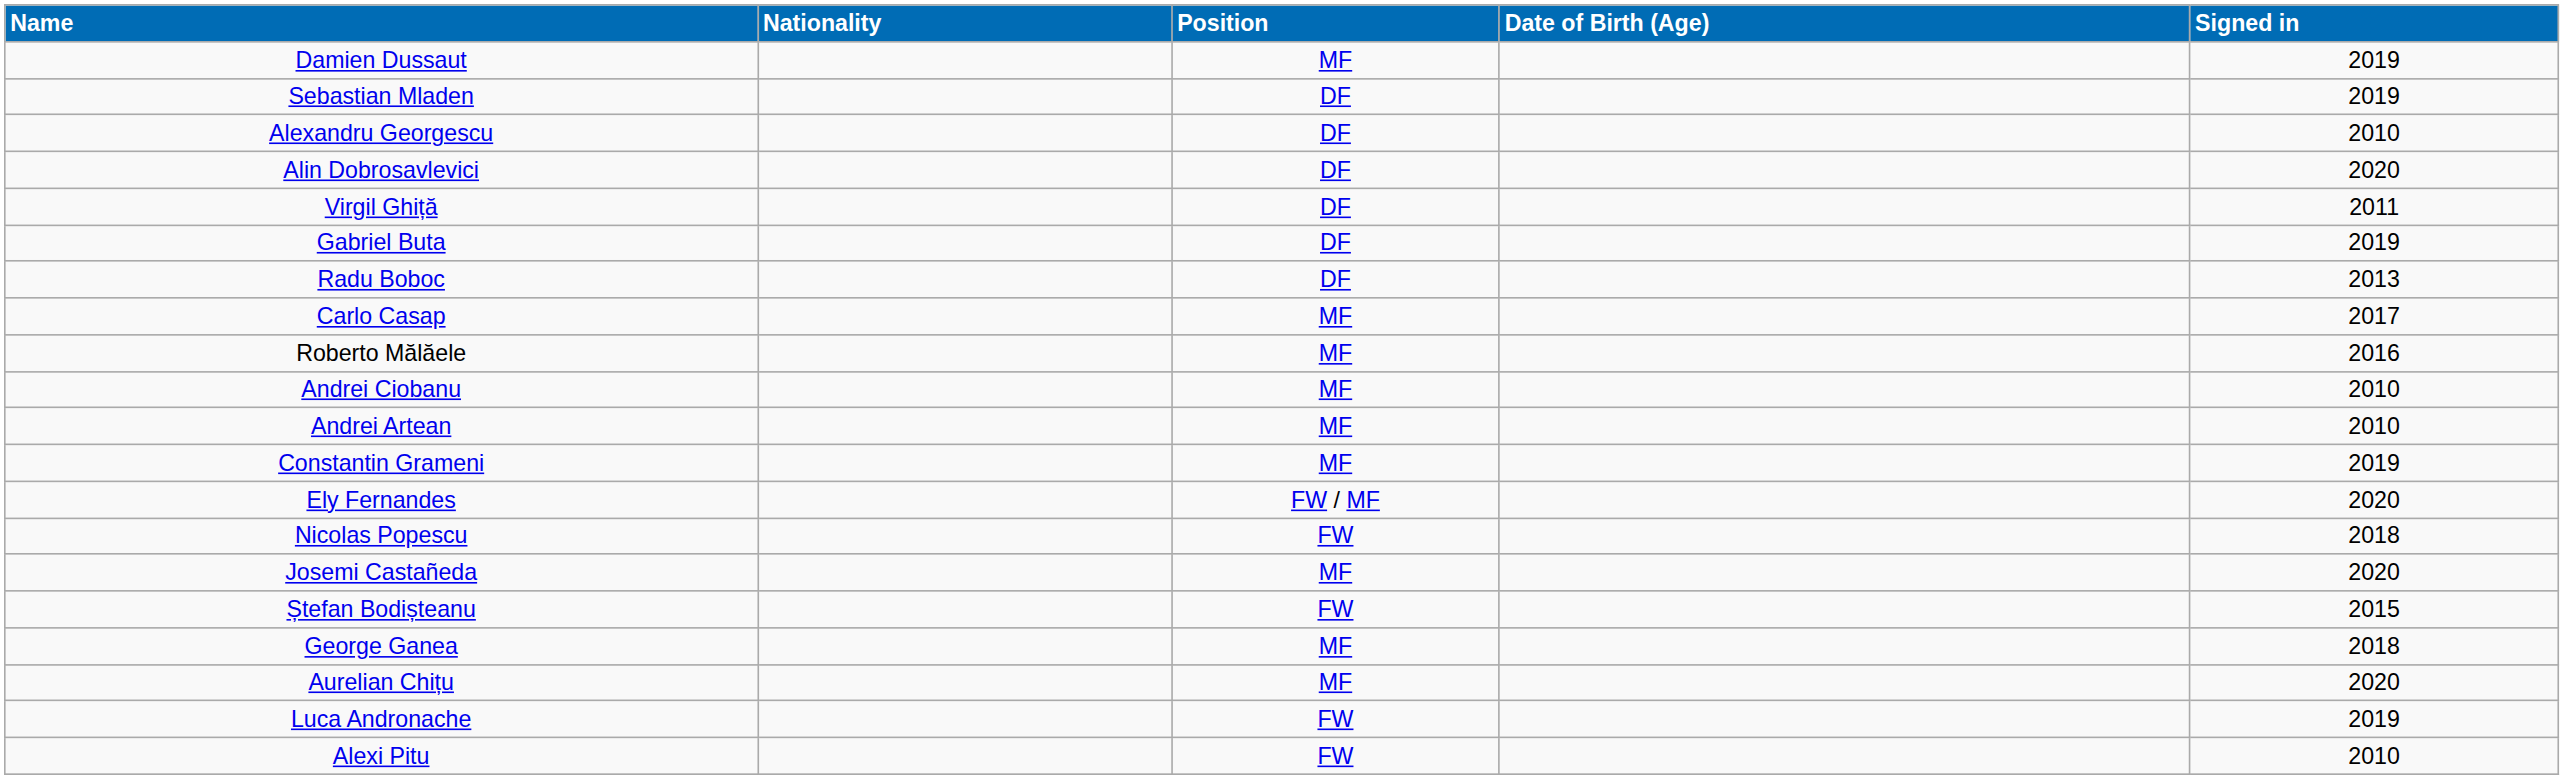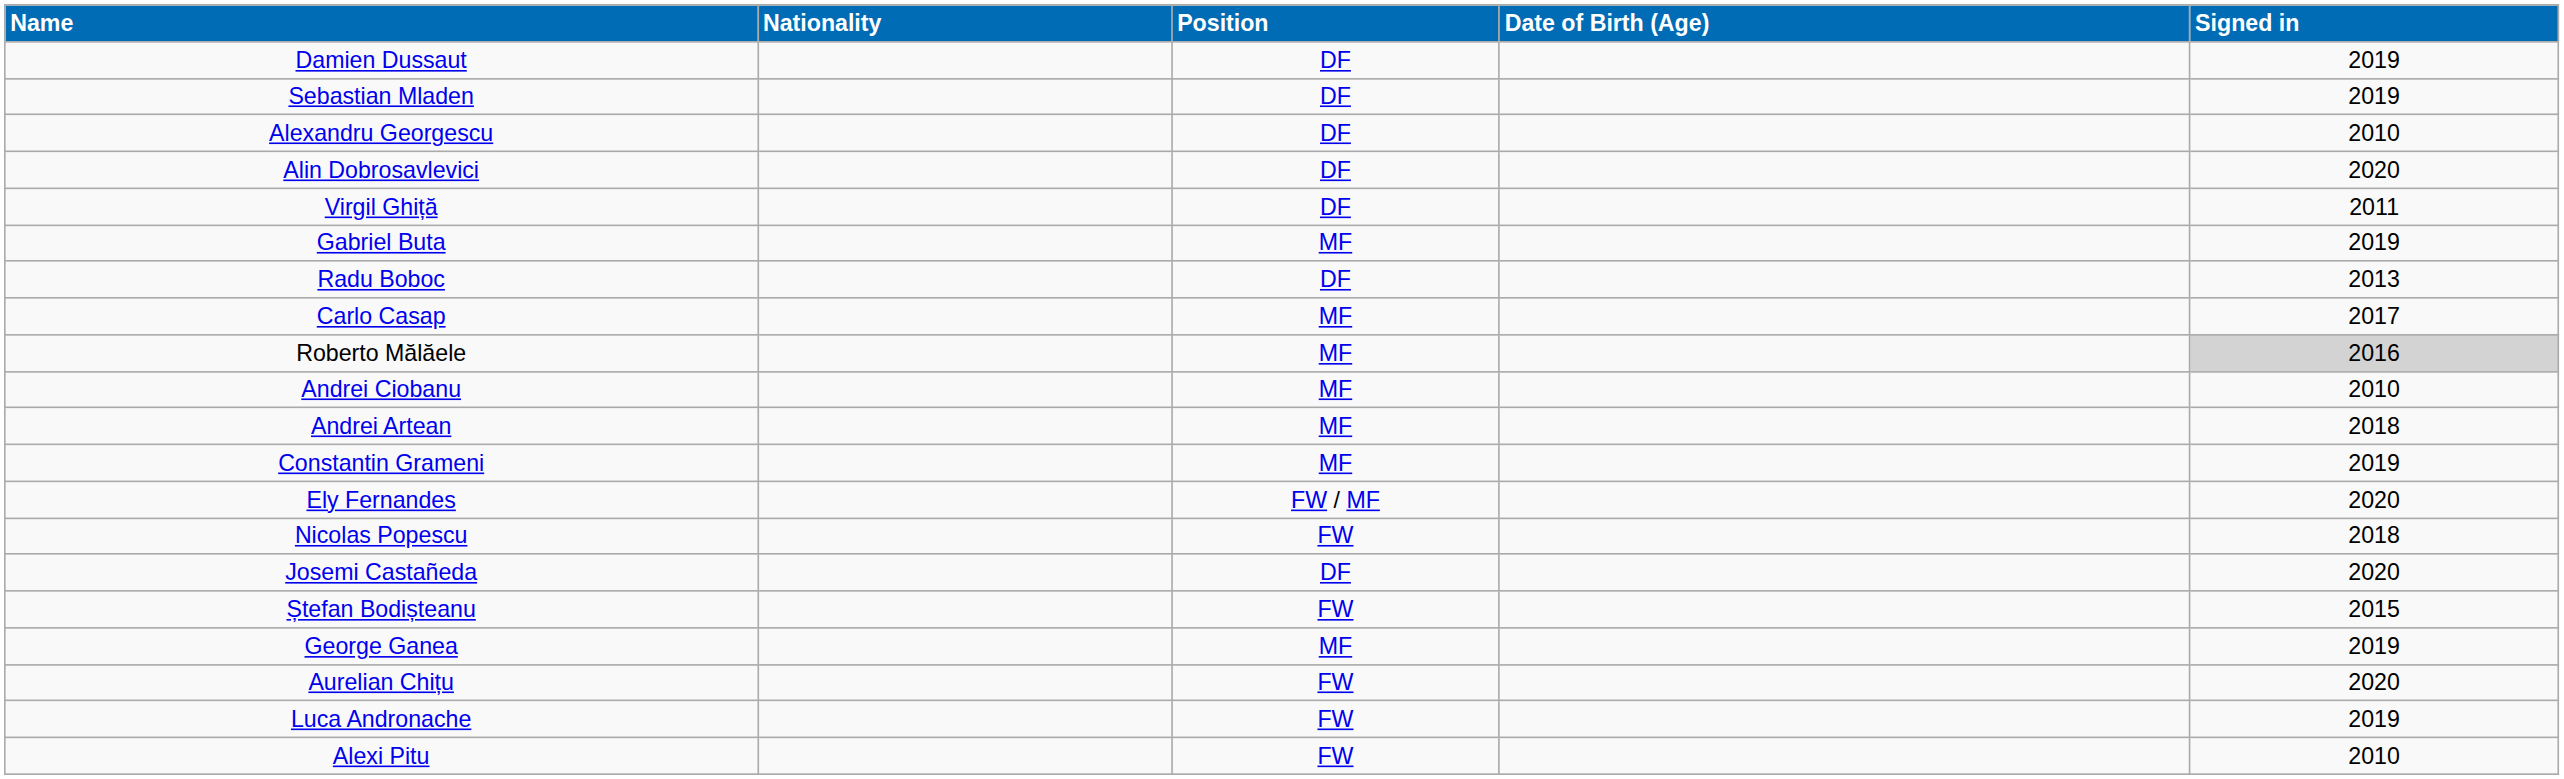(1335, 60) MF -> (1335, 60) DF
(1335, 243) DF -> (1335, 243) MF
(2374, 353) no background -> (2374, 353) lightgrey background
(2374, 426) 2010 -> (2374, 426) 2018
(1335, 573) MF -> (1335, 573) DF
(2374, 646) 2018 -> (2374, 646) 2019
(1335, 683) MF -> (1335, 683) FW
